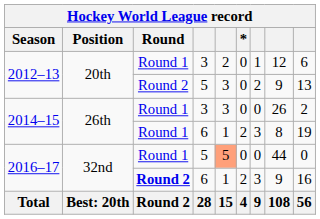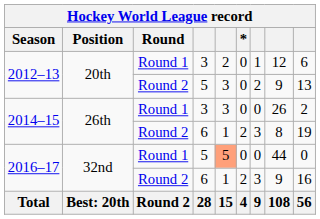(163, 132) Round 1 -> (163, 132) Round 2
(163, 179) bold -> (163, 179) normal
